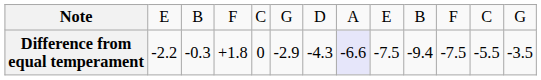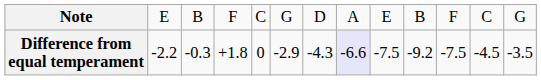(420, 52) -9.4 -> (420, 52) -9.2
(487, 52) -5.5 -> (487, 52) -4.5
